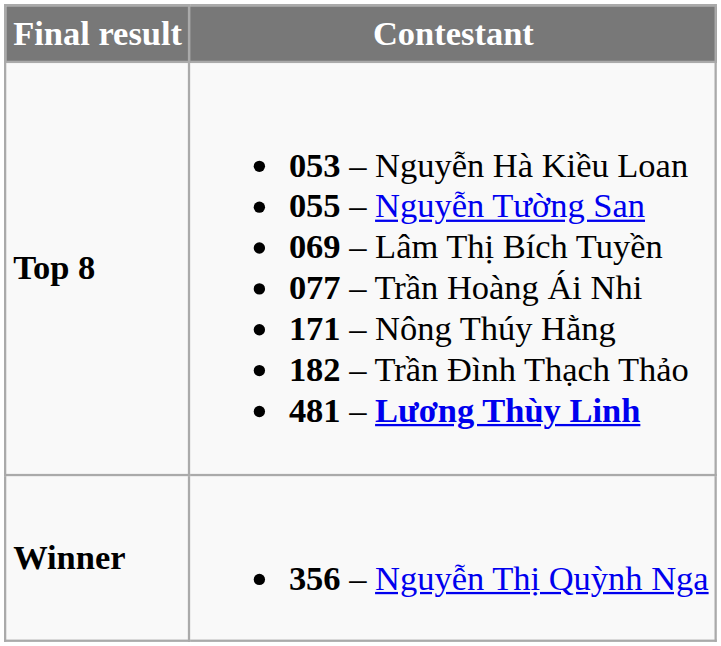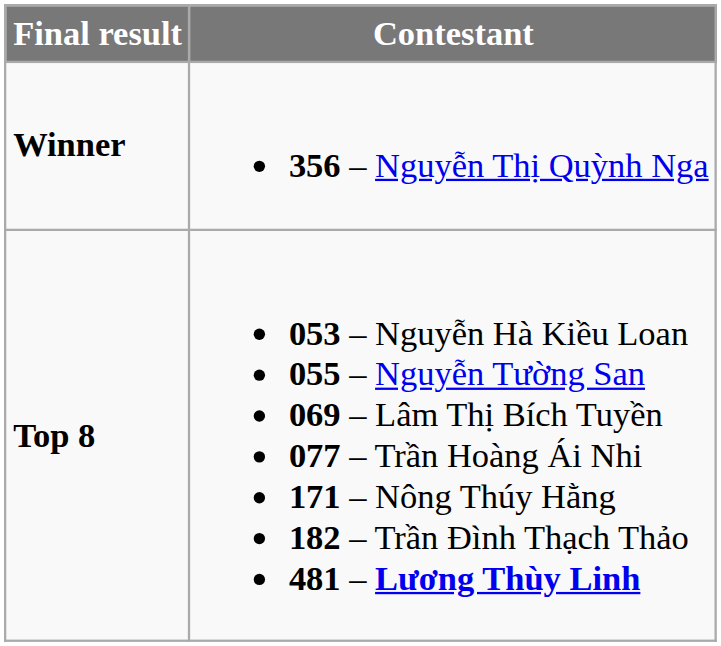rows swapped: (69, 556) <-> (54, 267)
